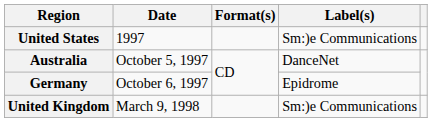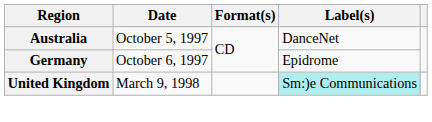- row: (59, 38)
(350, 106) no background -> (350, 83) paleturquoise background
